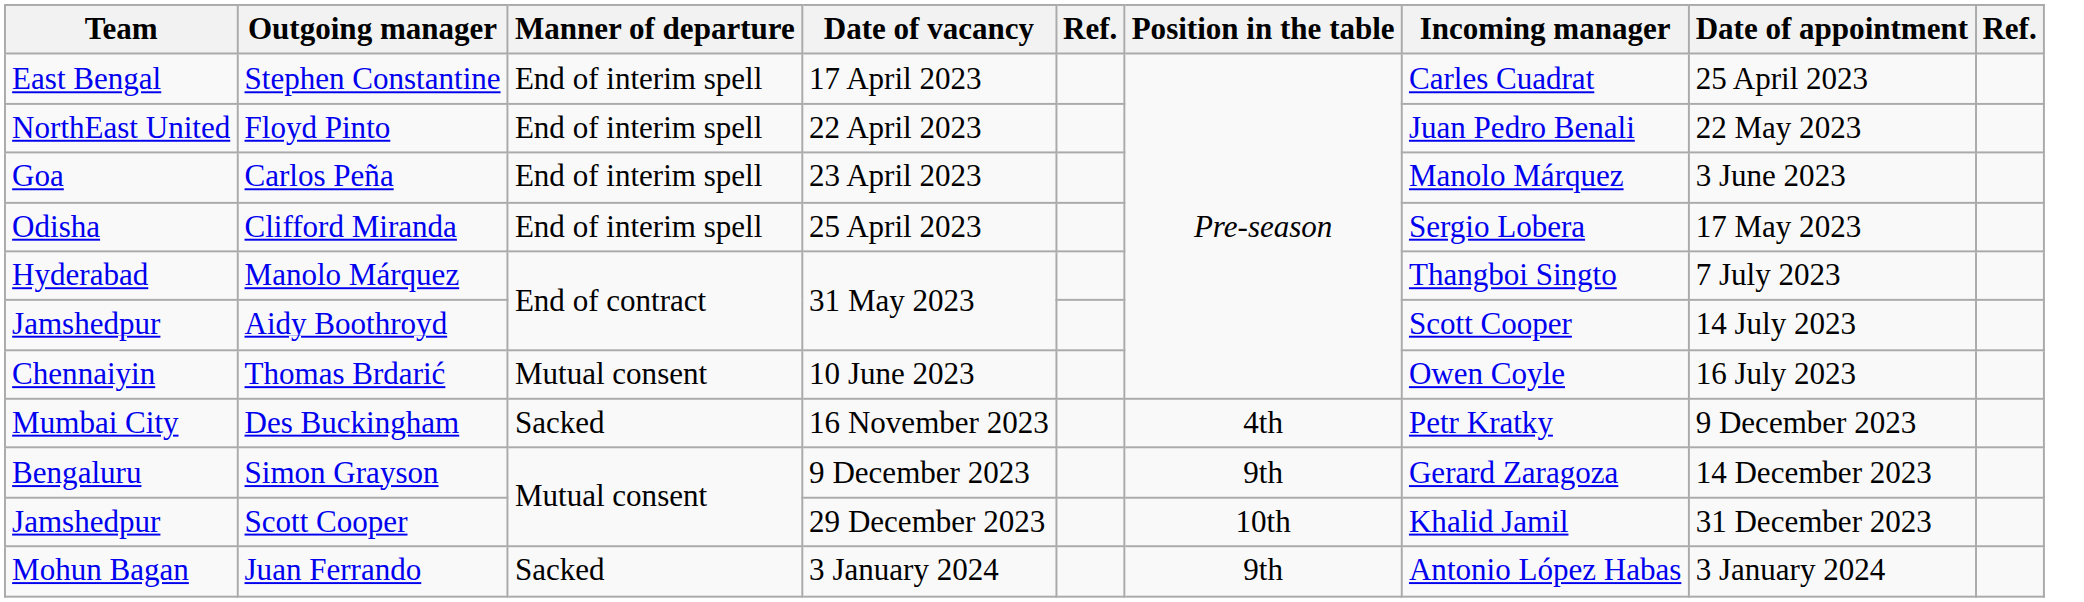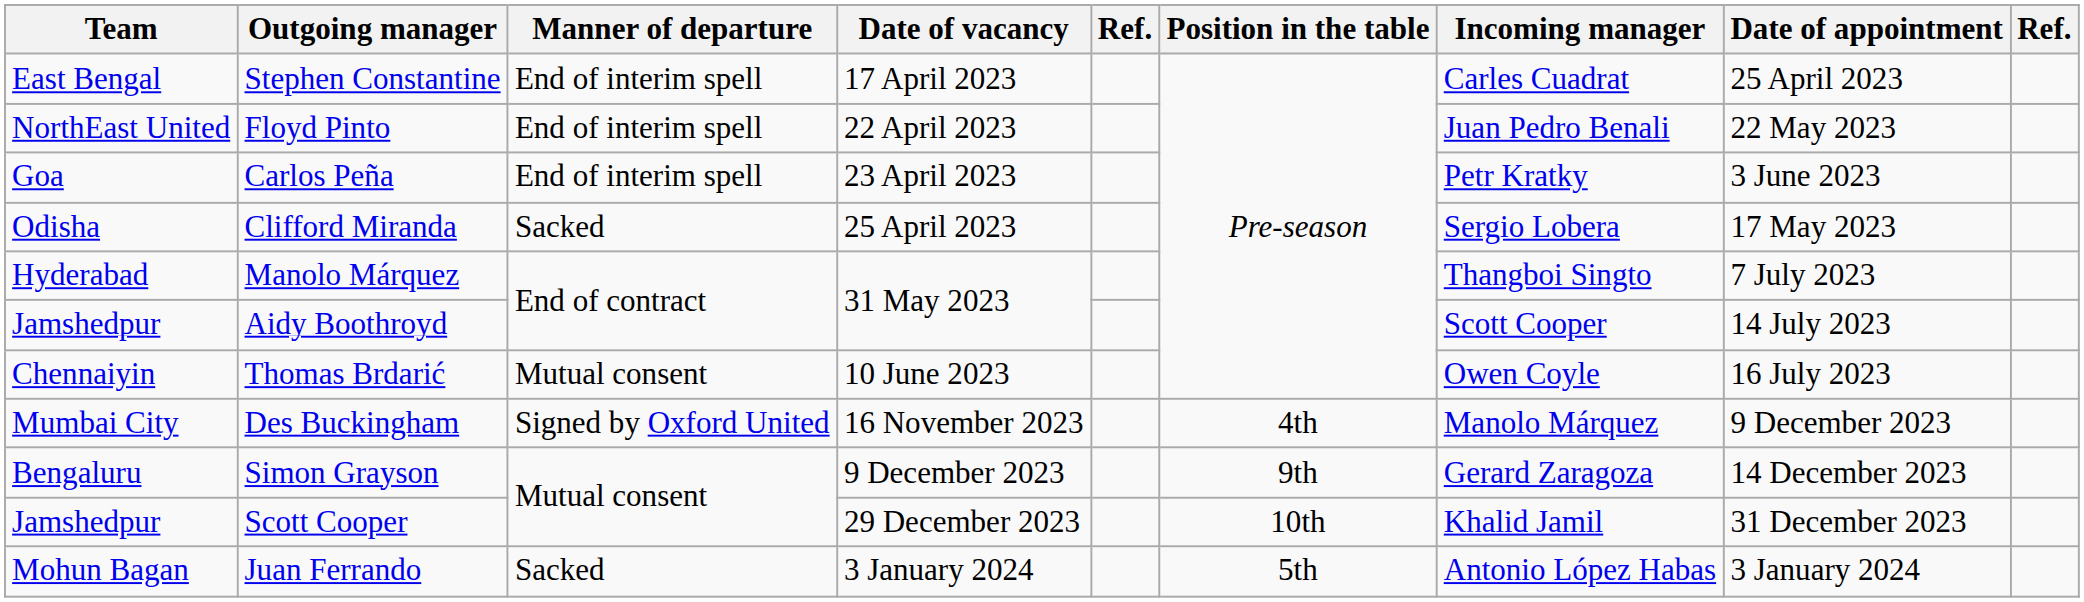(1516, 176) Manolo Márquez -> (1516, 176) Petr Kratky
(639, 226) End of interim spell -> (560, 226) Sacked
(560, 422) Sacked -> (672, 422) Signed by Oxford United
(1481, 422) Petr Kratky -> (1551, 422) Manolo Márquez
(1263, 570) 9th -> (1298, 570) 5th
